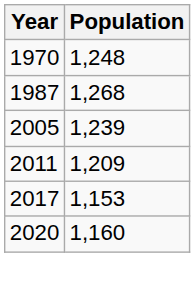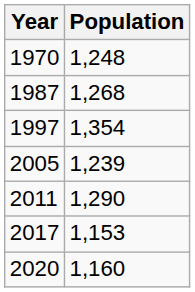+ row: (35, 127)
(97, 163) 1,209 -> (97, 198) 1,290
